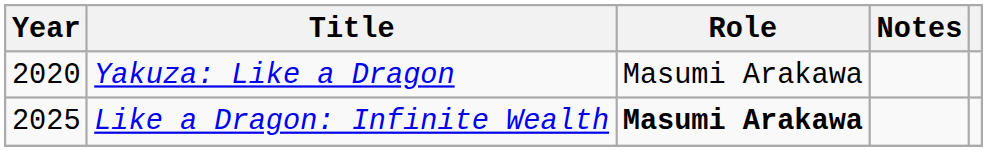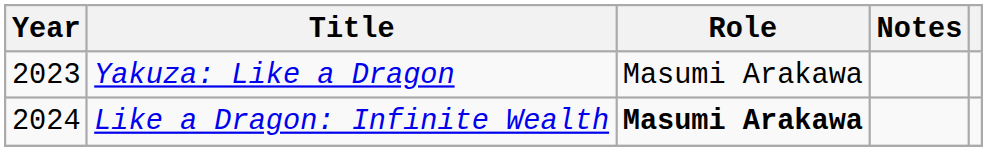(46, 75) 2020 -> (46, 75) 2023
(46, 122) 2025 -> (46, 122) 2024
